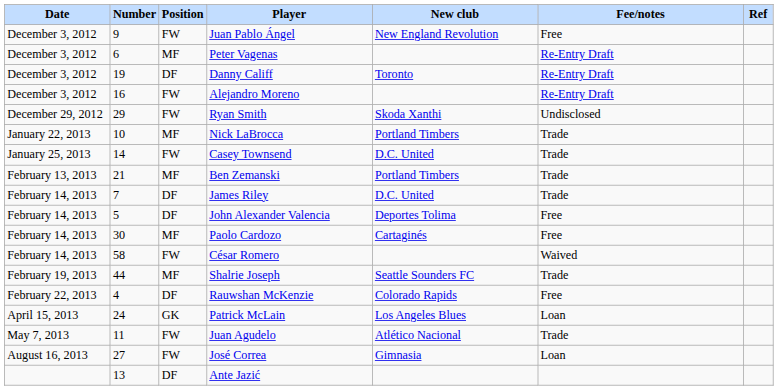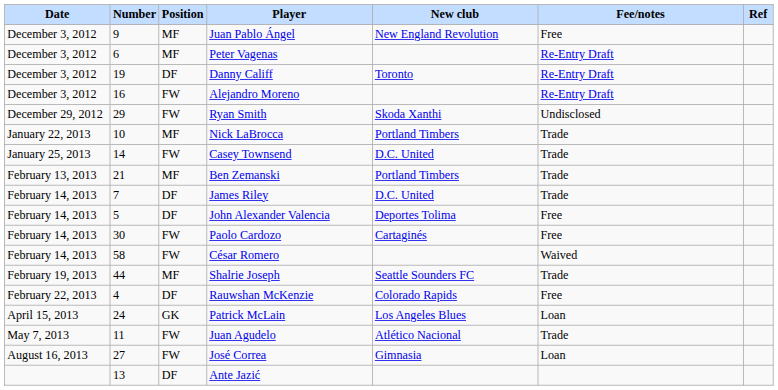(171, 34) FW -> (171, 34) MF
(171, 235) MF -> (171, 235) FW
